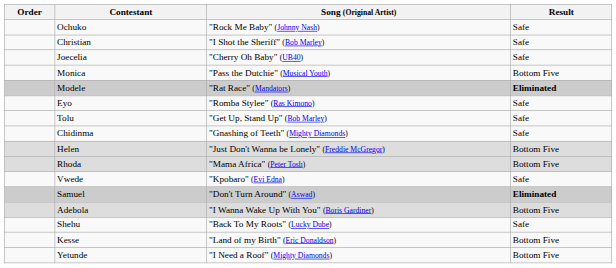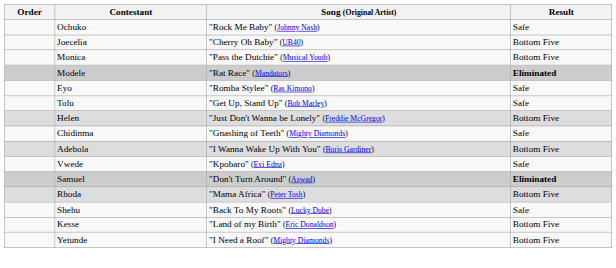- row: (74, 42)
(521, 58) Safe -> (536, 42) Bottom Five
rows swapped: (75, 134) <-> (68, 149)
rows swapped: (69, 164) <-> (73, 210)
